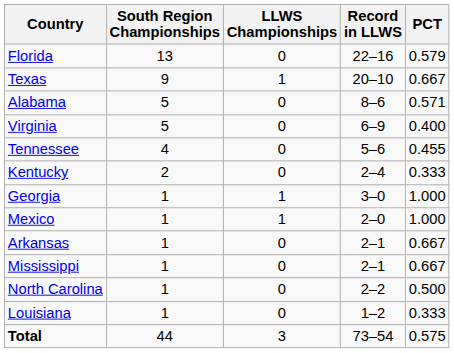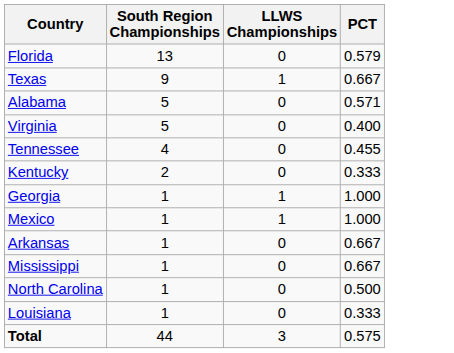- column: (373, 24)
